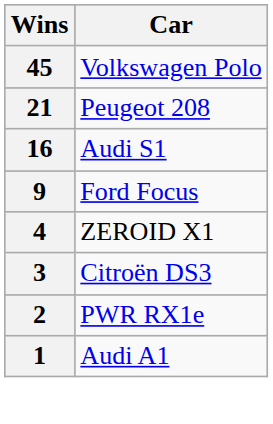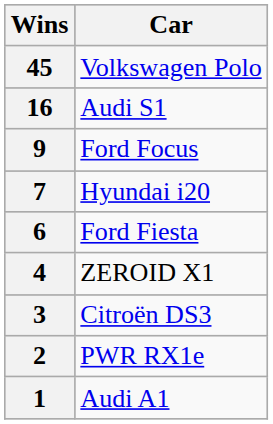- row: (40, 107)
+ row: (40, 190)
+ row: (40, 231)
